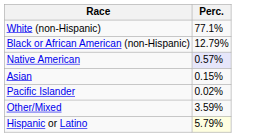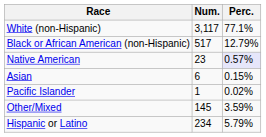+ column: (207, 12)
(209, 124) lightyellow background -> (239, 124) no background
